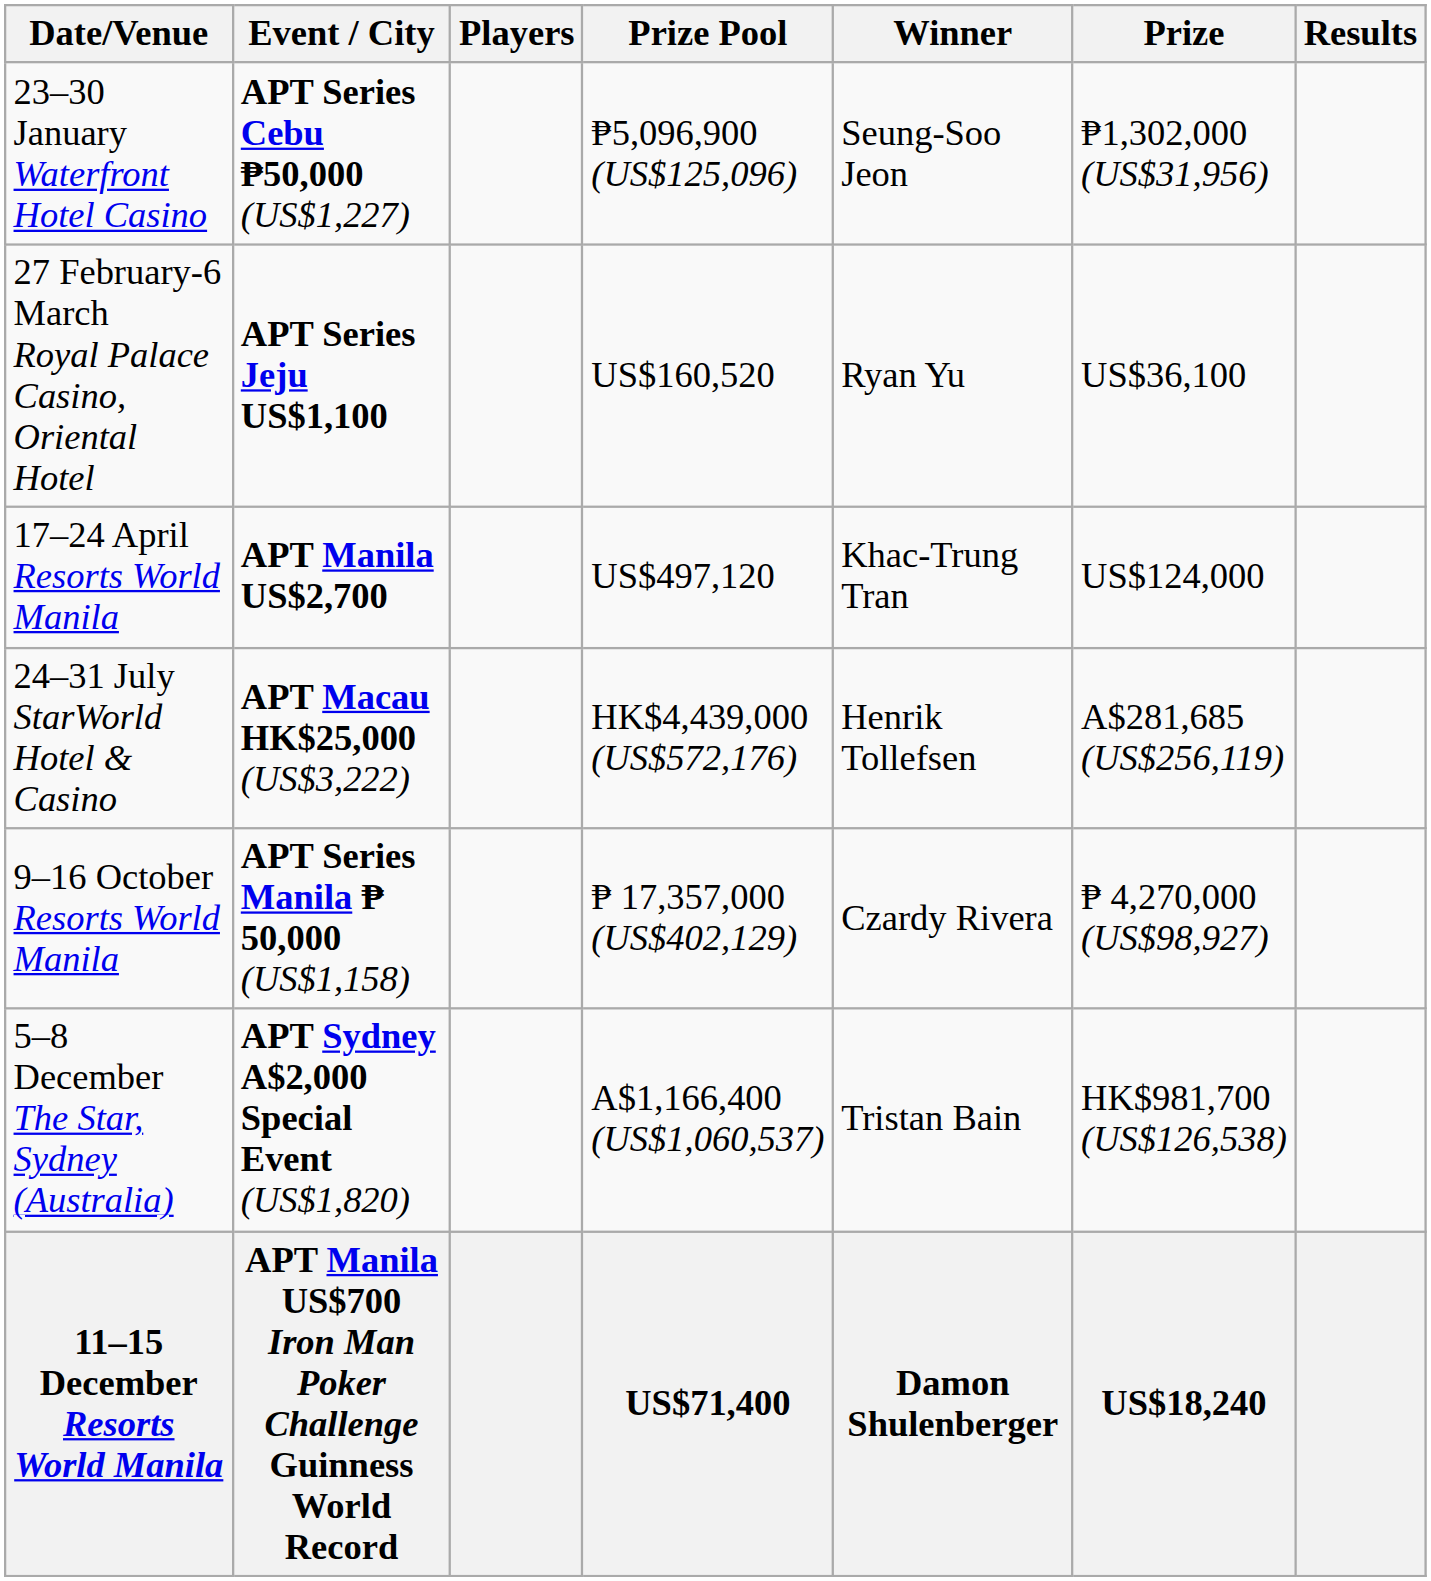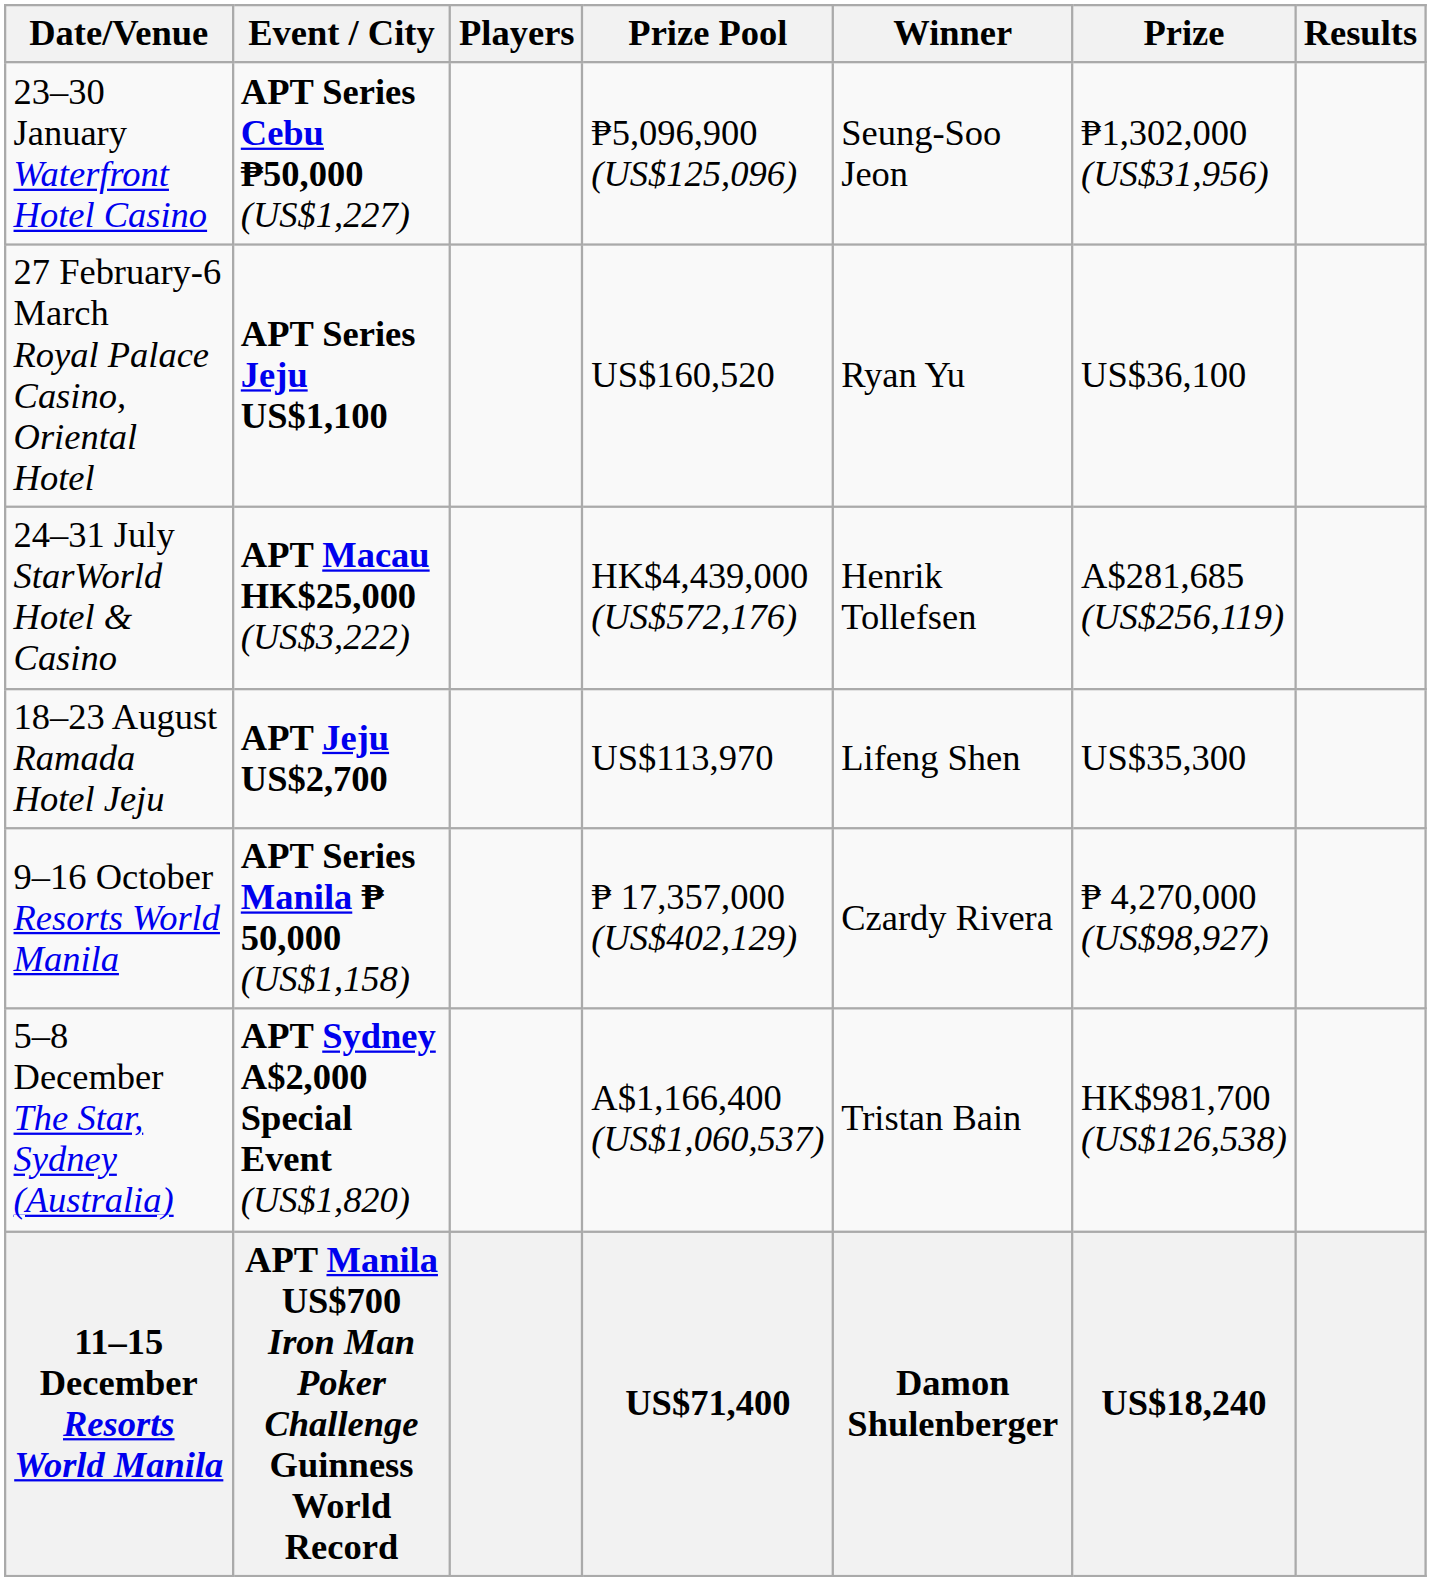- row: (117, 576)
+ row: (115, 757)
